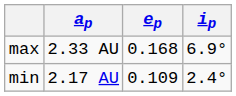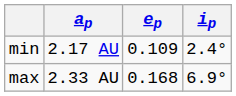rows swapped: (24, 77) <-> (24, 50)
